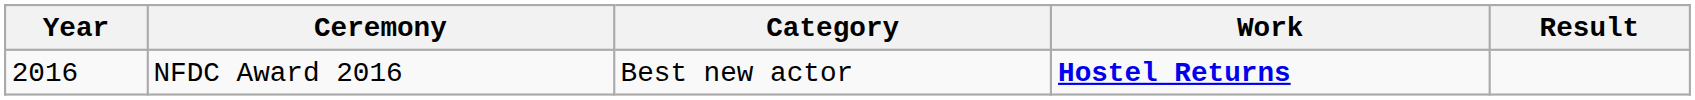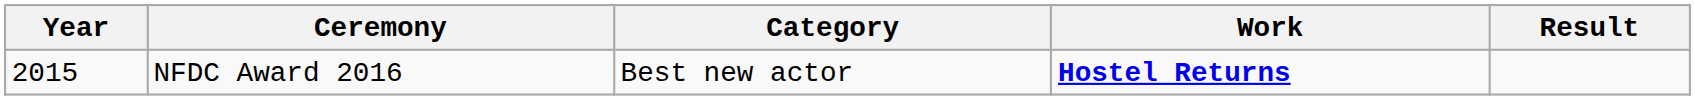(45, 73) 2016 -> (45, 73) 2015
